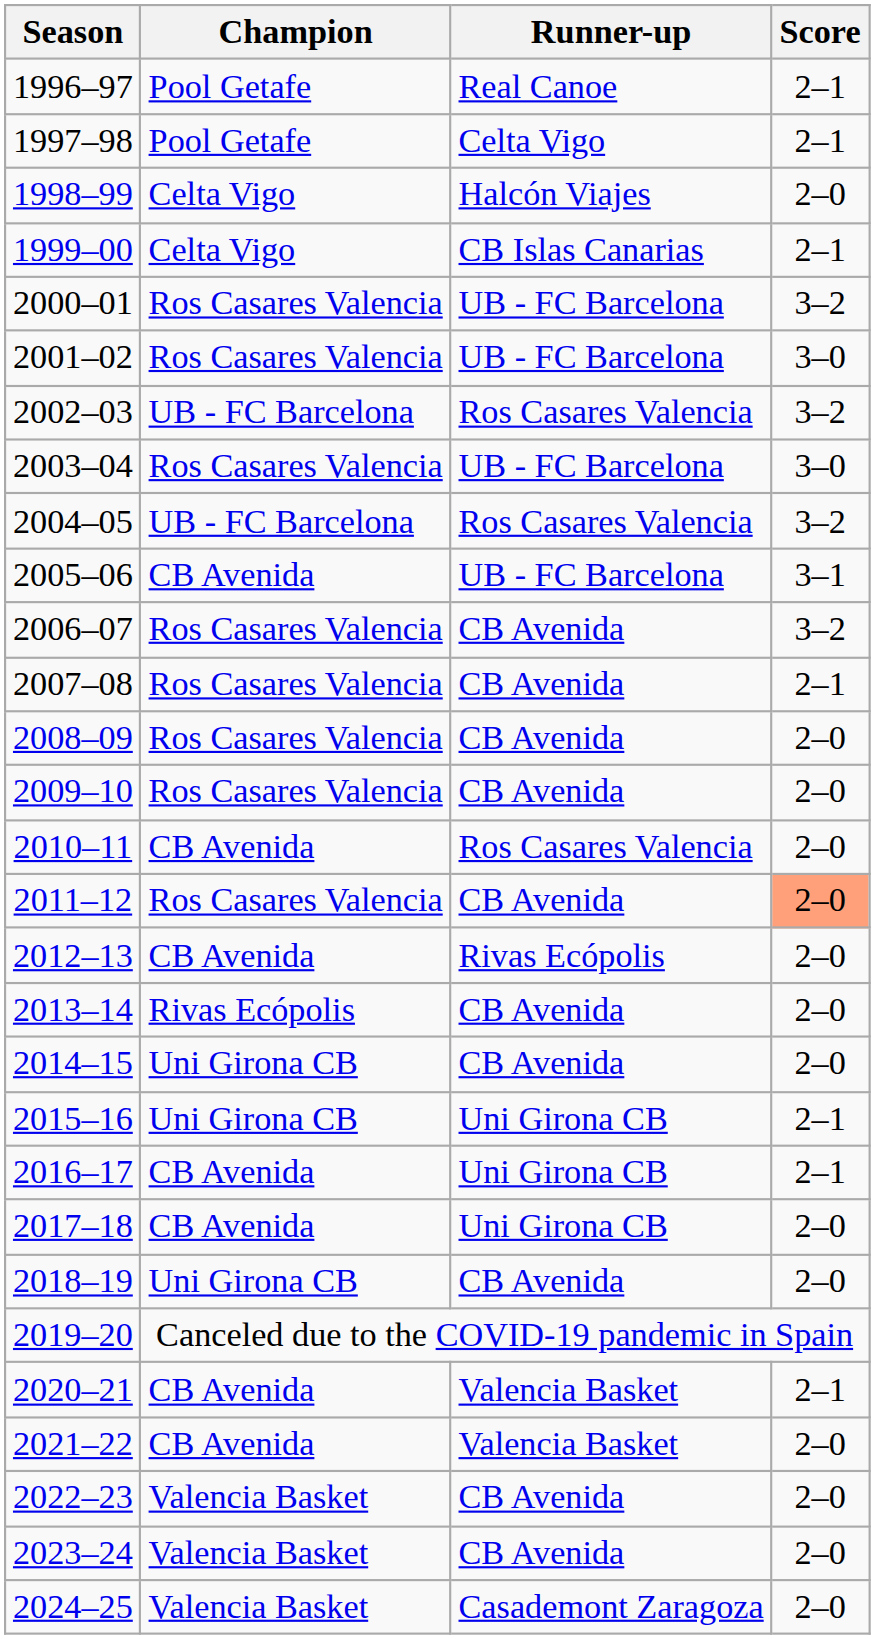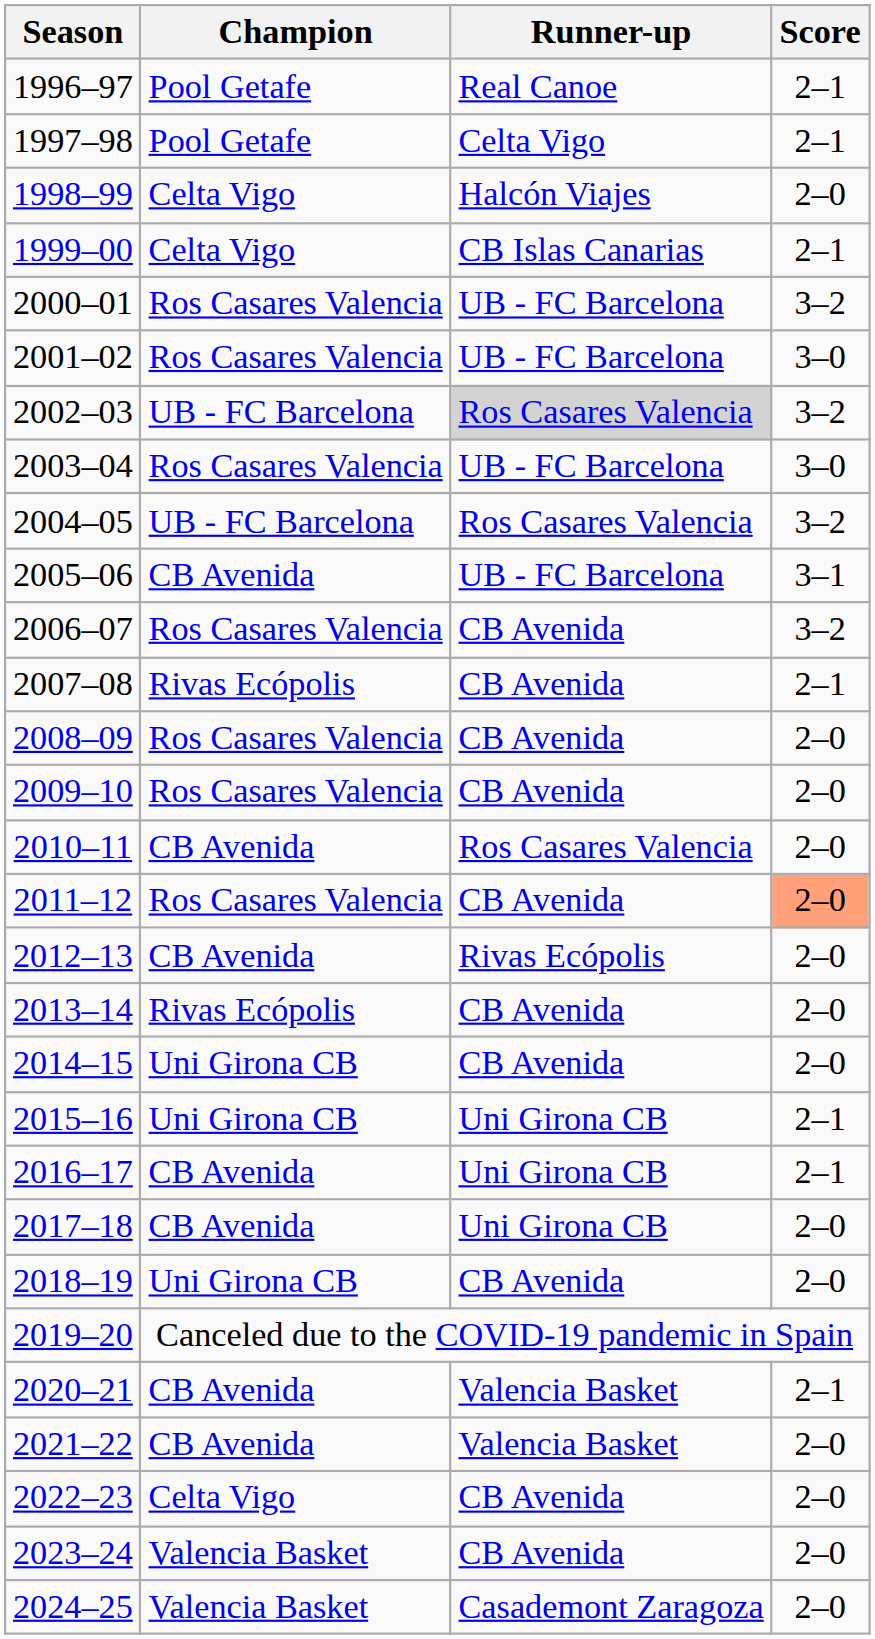(606, 411) no background -> (606, 411) lightgrey background
(296, 683) Ros Casares Valencia -> (252, 683) Rivas Ecópolis
(258, 1497) Valencia Basket -> (222, 1497) Celta Vigo
